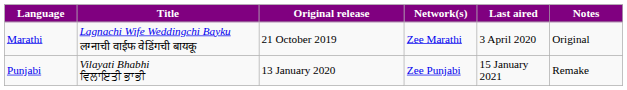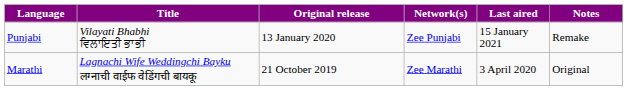rows swapped: (25, 38) <-> (24, 70)
